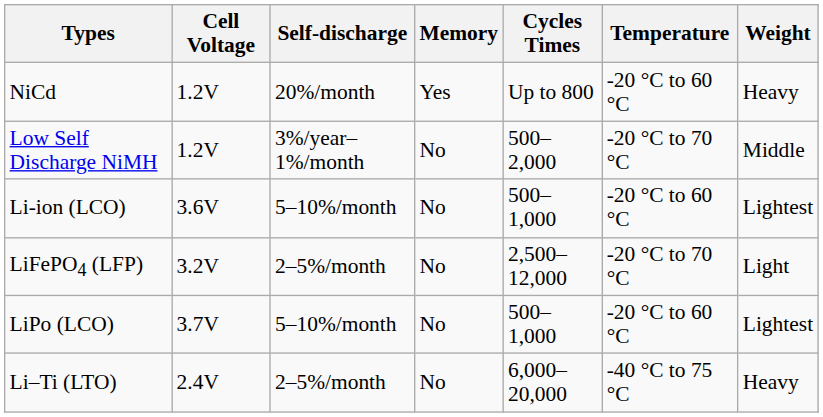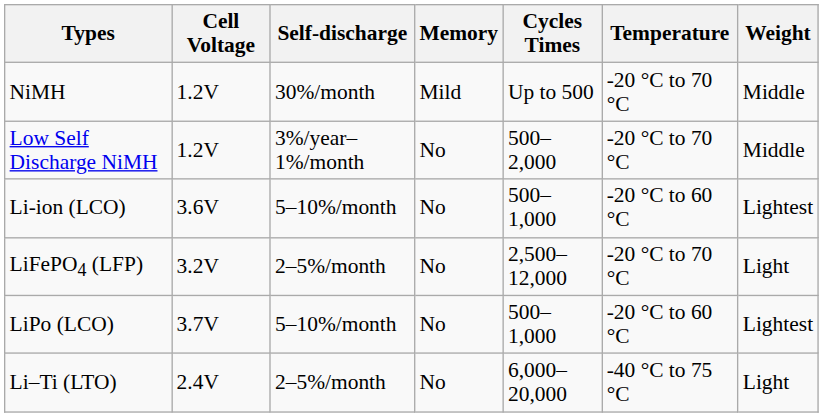- row: (33, 91)
+ row: (38, 91)
(771, 382) Heavy -> (766, 382) Light
